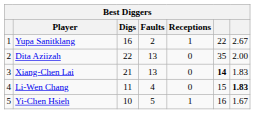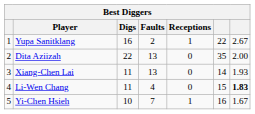(128, 72) 21 -> (128, 72) 11
(222, 72) bold -> (222, 72) normal
(240, 72) 1.83 -> (240, 72) 1.93
(152, 102) 5 -> (152, 102) 7
